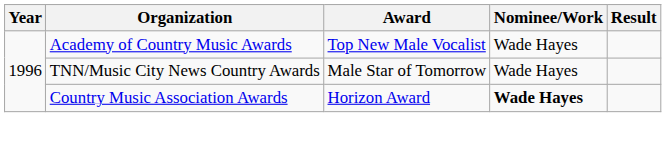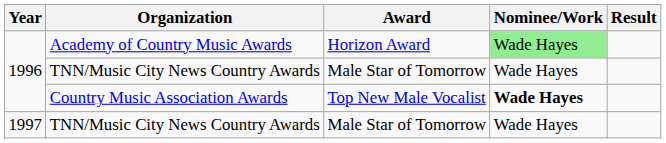(407, 44) Top New Male Vocalist -> (379, 44) Horizon Award
(536, 44) no background -> (536, 44) lightgreen background
(379, 97) Horizon Award -> (407, 97) Top New Male Vocalist
+ row: (25, 124)
